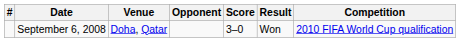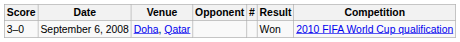columns swapped: (10, 12) <-> (240, 12)
